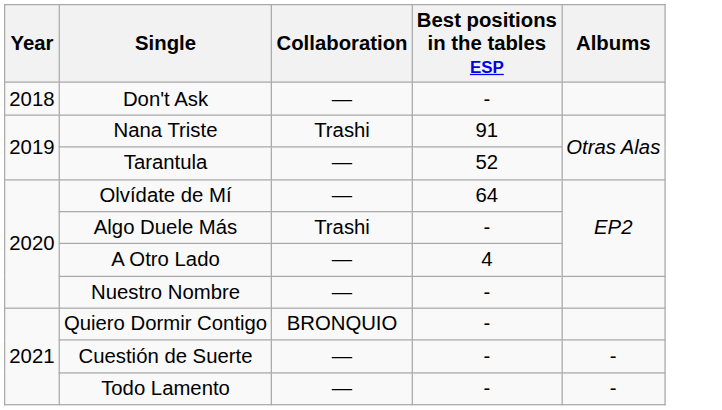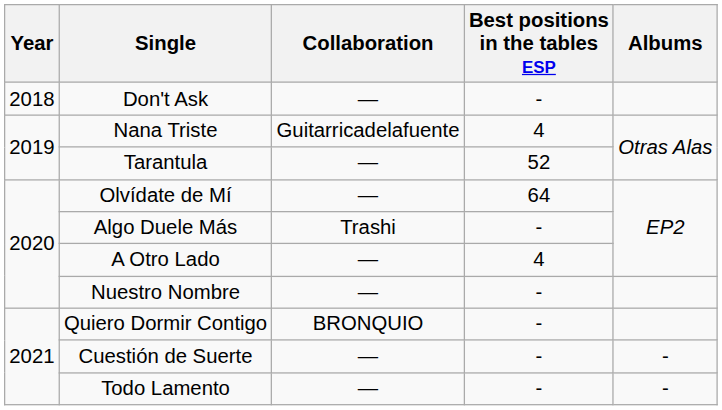(342, 130) Trashi -> (368, 130) Guitarricadelafuente
(487, 130) 91 -> (539, 130) 4
